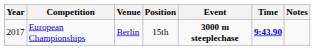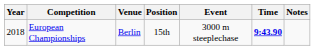(16, 32) 2017 -> (16, 32) 2018
(215, 32) bold -> (216, 32) normal
